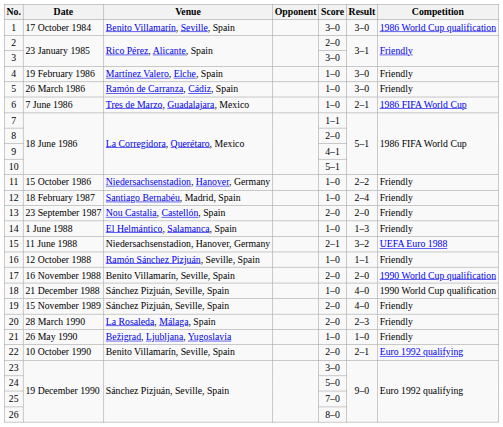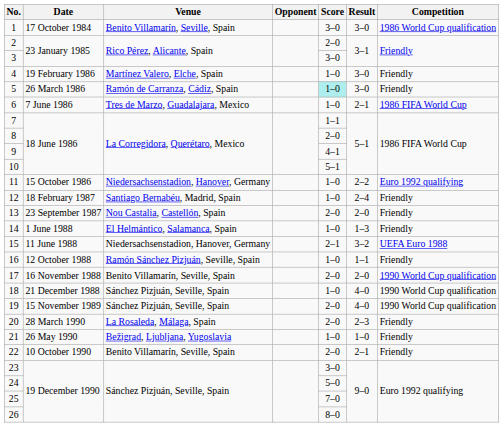(333, 89) no background -> (333, 89) paleturquoise background
(396, 182) Friendly -> (421, 182) Euro 1992 qualifying
(396, 306) Friendly -> (438, 306) 1990 World Cup qualification
(421, 352) Euro 1992 qualifying -> (396, 352) Friendly
